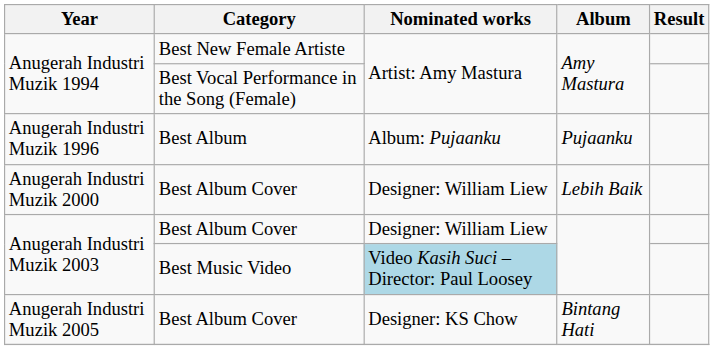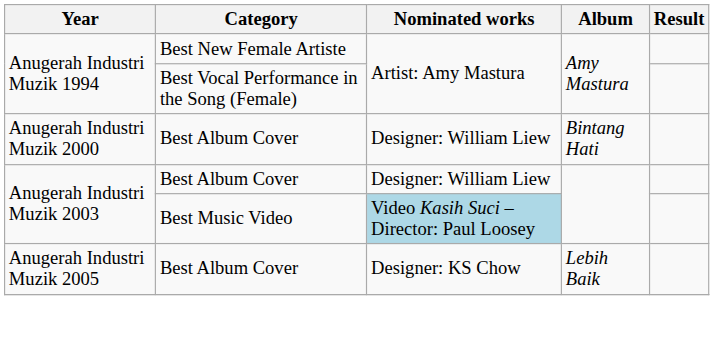- row: (77, 138)
(602, 189) Lebih Baik -> (595, 138) Bintang Hati
(591, 319) Bintang Hati -> (587, 268) Lebih Baik
